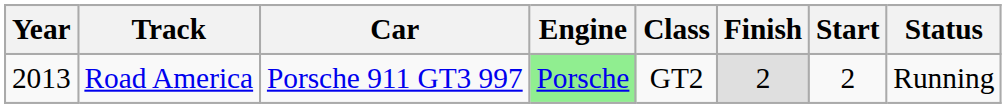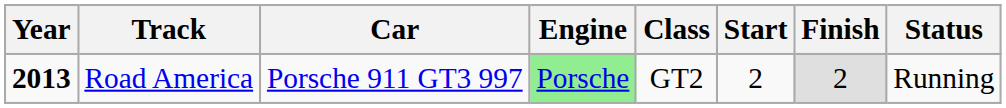columns swapped: (763, 29) <-> (848, 29)
(41, 77) normal -> (41, 77) bold
